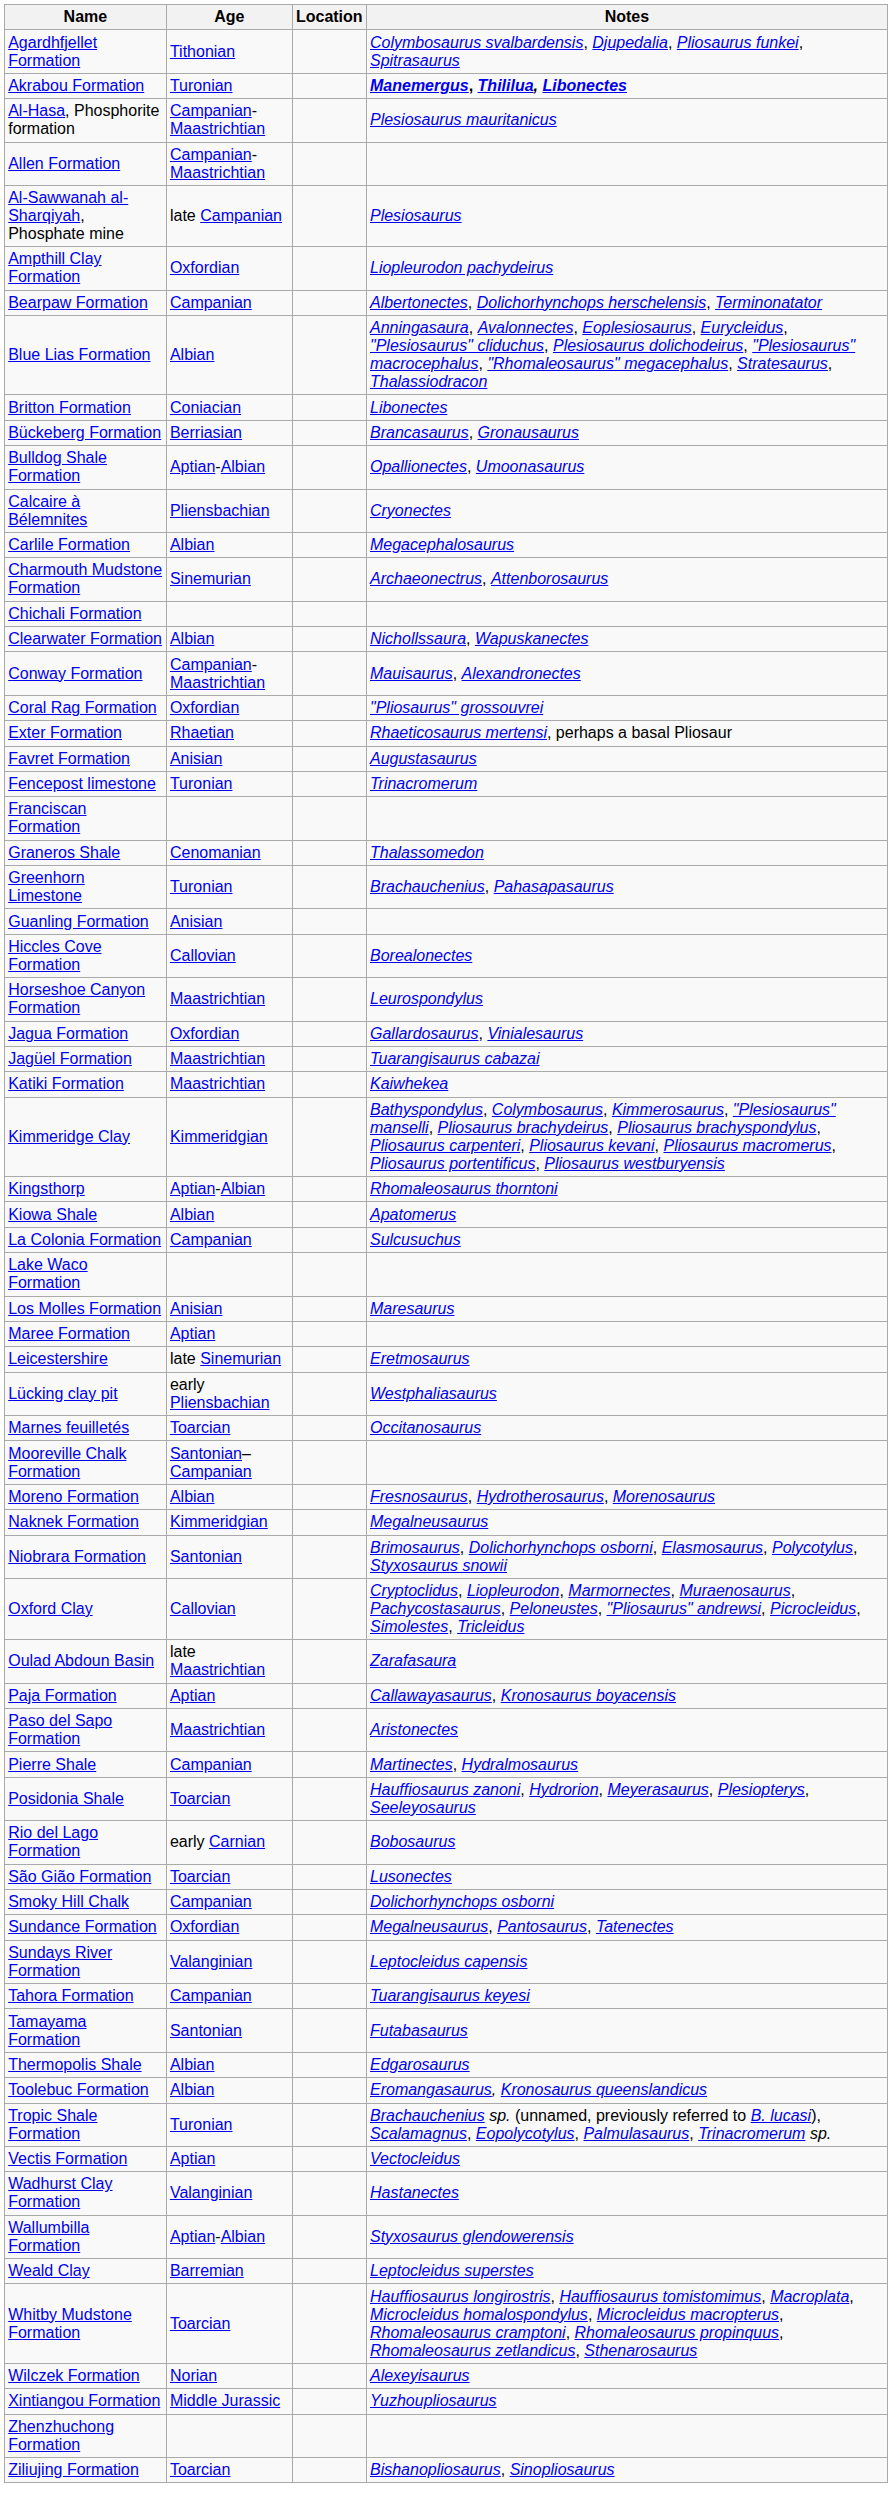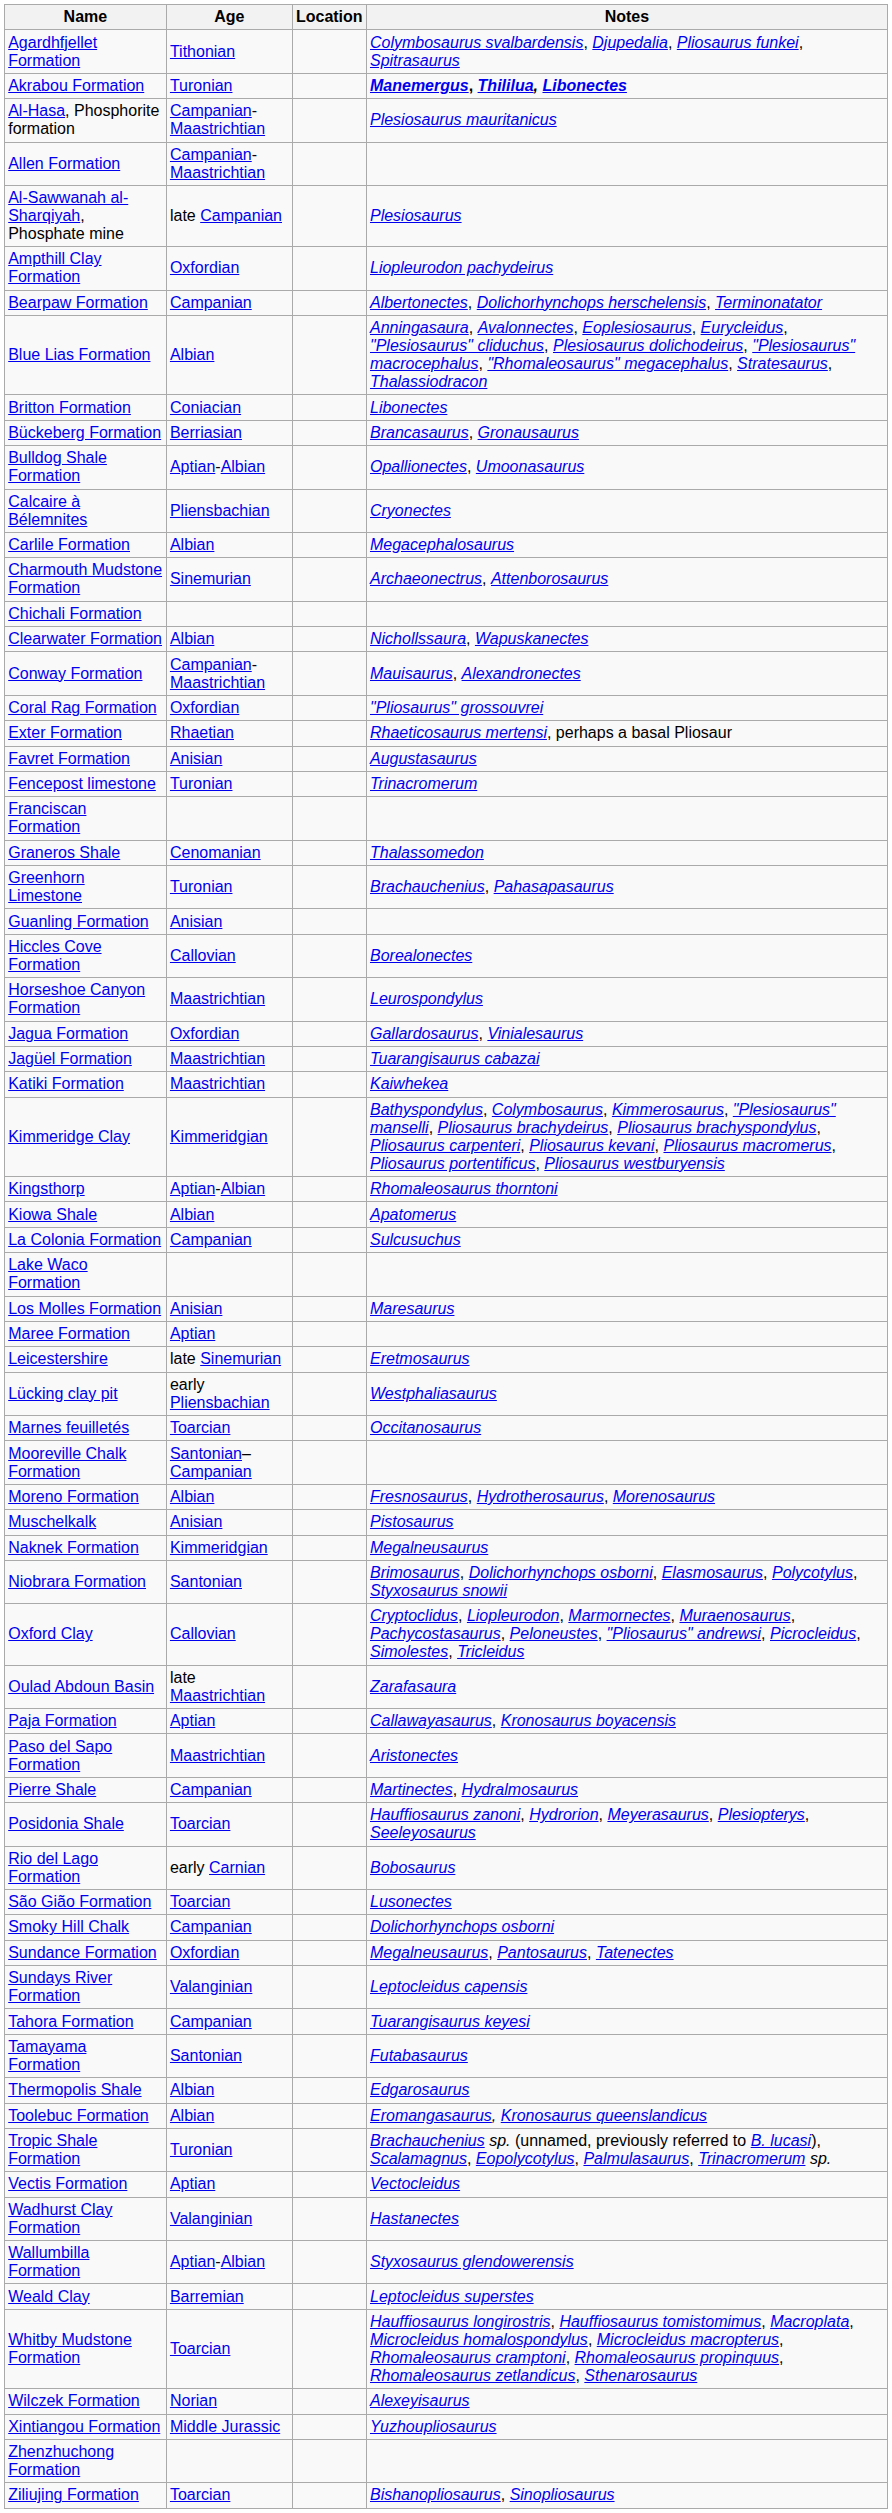+ row: (52, 1522)
